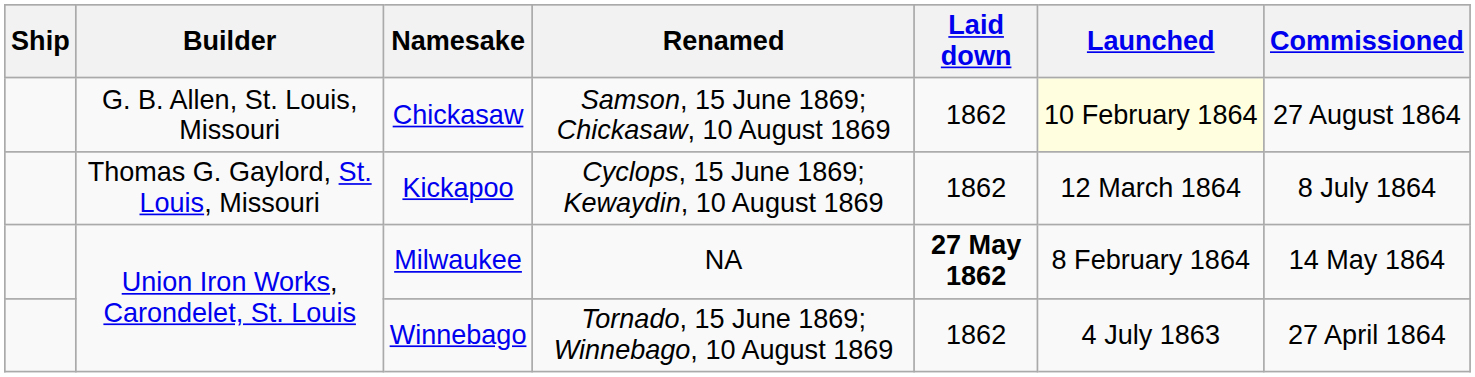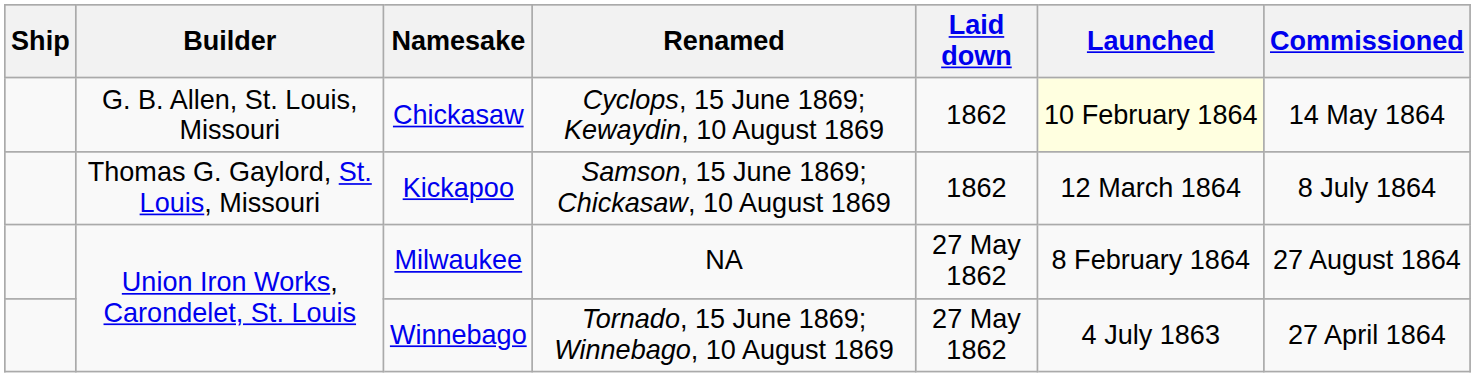(724, 114) Samson, 15 June 1869; Chickasaw, 10 August 1869 -> (724, 114) Cyclops, 15 June 1869; Kewaydin, 10 August 1869
(1367, 114) 27 August 1864 -> (1367, 114) 14 May 1864
(724, 187) Cyclops, 15 June 1869; Kewaydin, 10 August 1869 -> (724, 187) Samson, 15 June 1869; Chickasaw, 10 August 1869
(976, 261) bold -> (976, 261) normal
(1367, 261) 14 May 1864 -> (1367, 261) 27 August 1864
(976, 334) 1862 -> (976, 334) 27 May 1862
